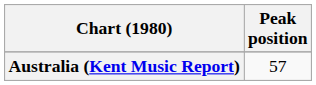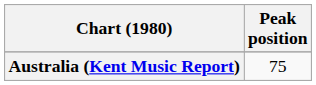(278, 66) 57 -> (278, 66) 75
